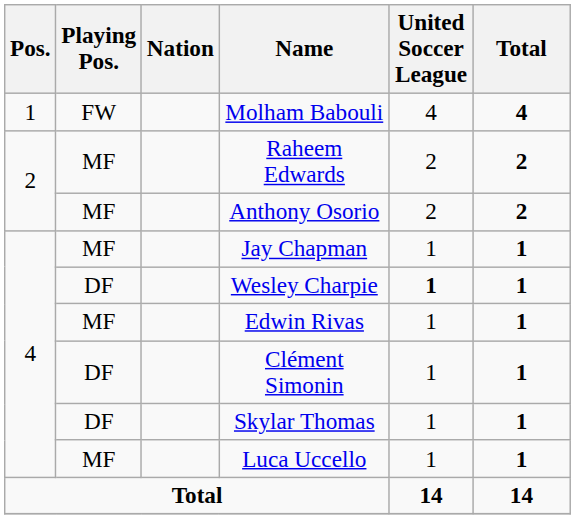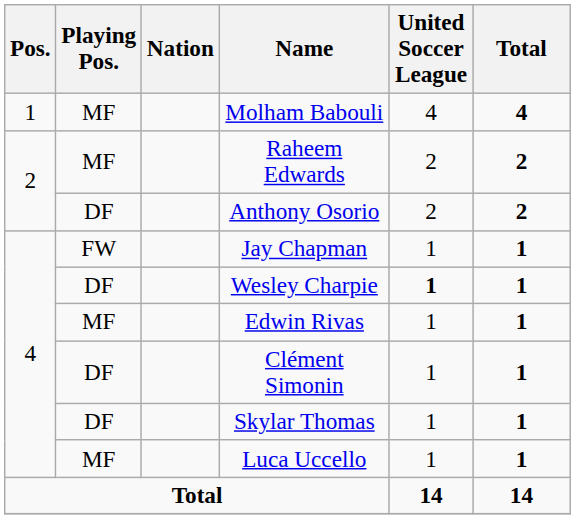(99, 111) FW -> (99, 111) MF
(99, 211) MF -> (99, 211) DF
(99, 248) MF -> (99, 248) FW
